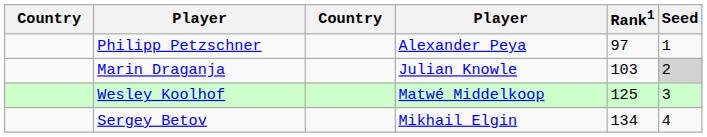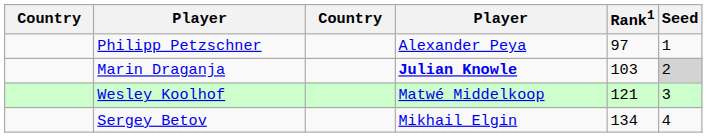(458, 70) normal -> (458, 70) bold
(624, 95) 125 -> (624, 95) 121
